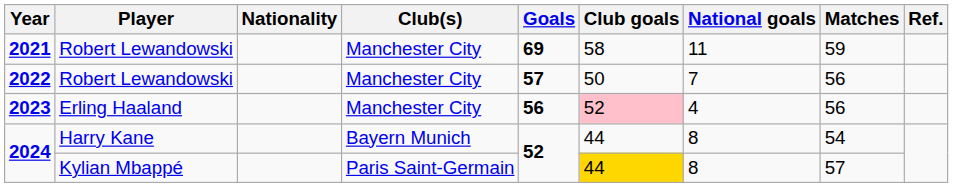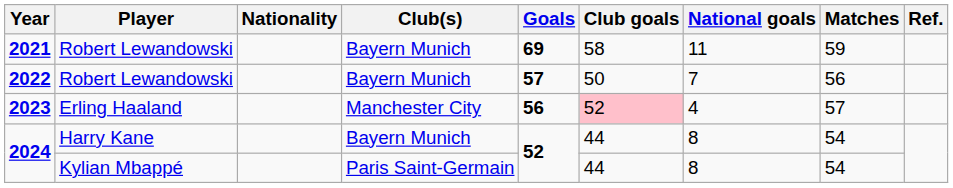(414, 49) Manchester City -> (408, 49) Bayern Munich
(414, 78) Manchester City -> (408, 78) Bayern Munich
(835, 108) 56 -> (835, 108) 57
(594, 167) gold background -> (594, 167) no background
(835, 167) 57 -> (835, 167) 54
